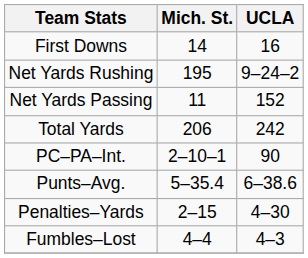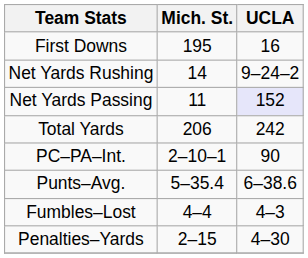(197, 45) 14 -> (197, 45) 195
(197, 73) 195 -> (197, 73) 14
(270, 101) no background -> (270, 101) lavender background
rows swapped: (81, 239) <-> (81, 211)
